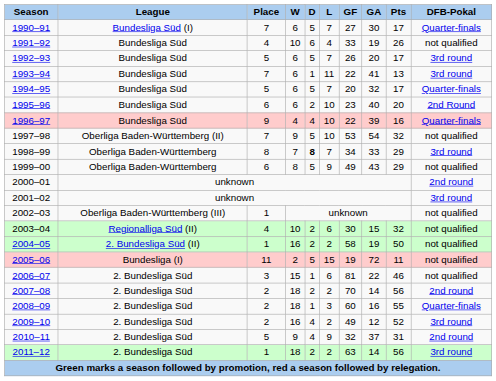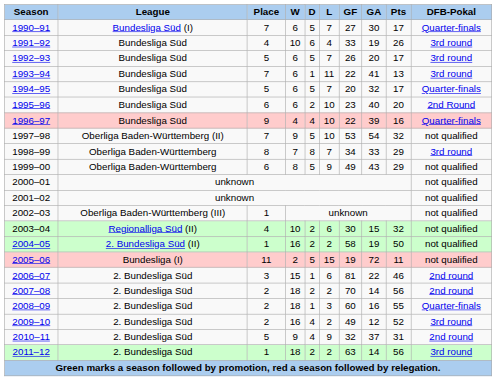(451, 43) not qualified -> (451, 43) 3rd round
(312, 151) bold -> (312, 151) normal
(451, 182) 2nd round -> (451, 182) not qualified
(451, 197) 3rd round -> (451, 197) not qualified
(451, 275) not qualified -> (451, 275) 2nd round
